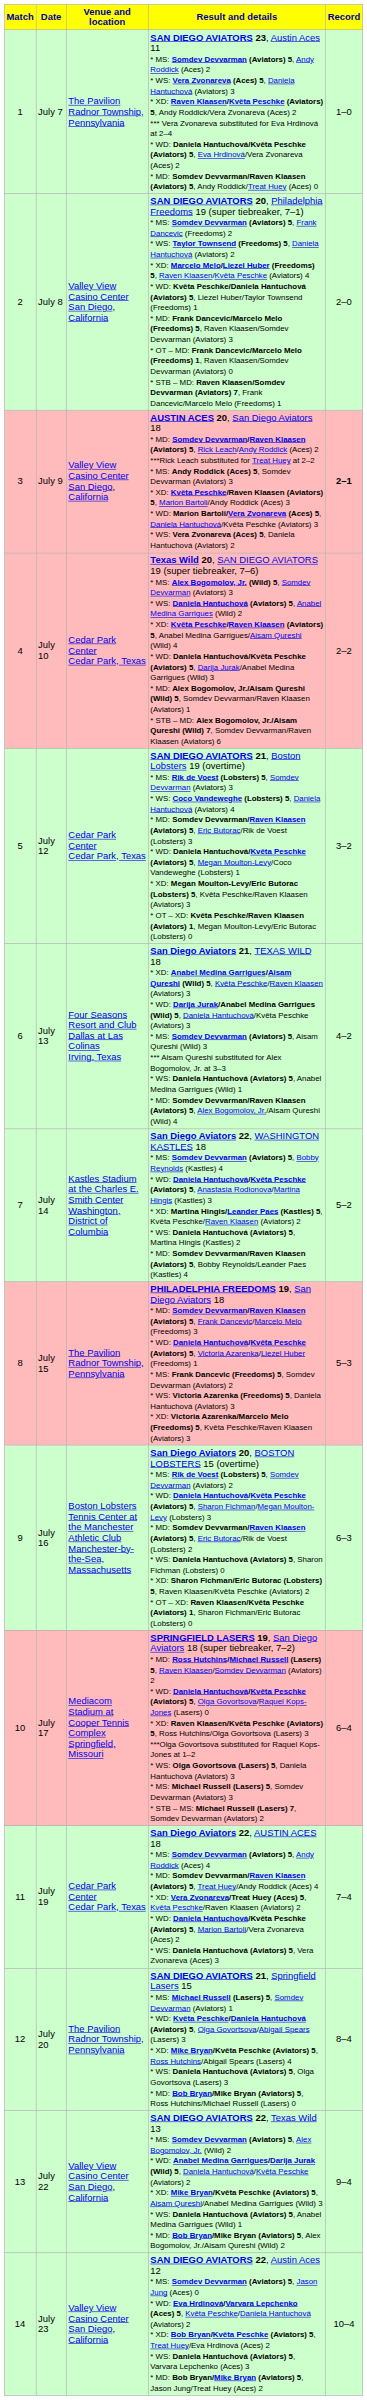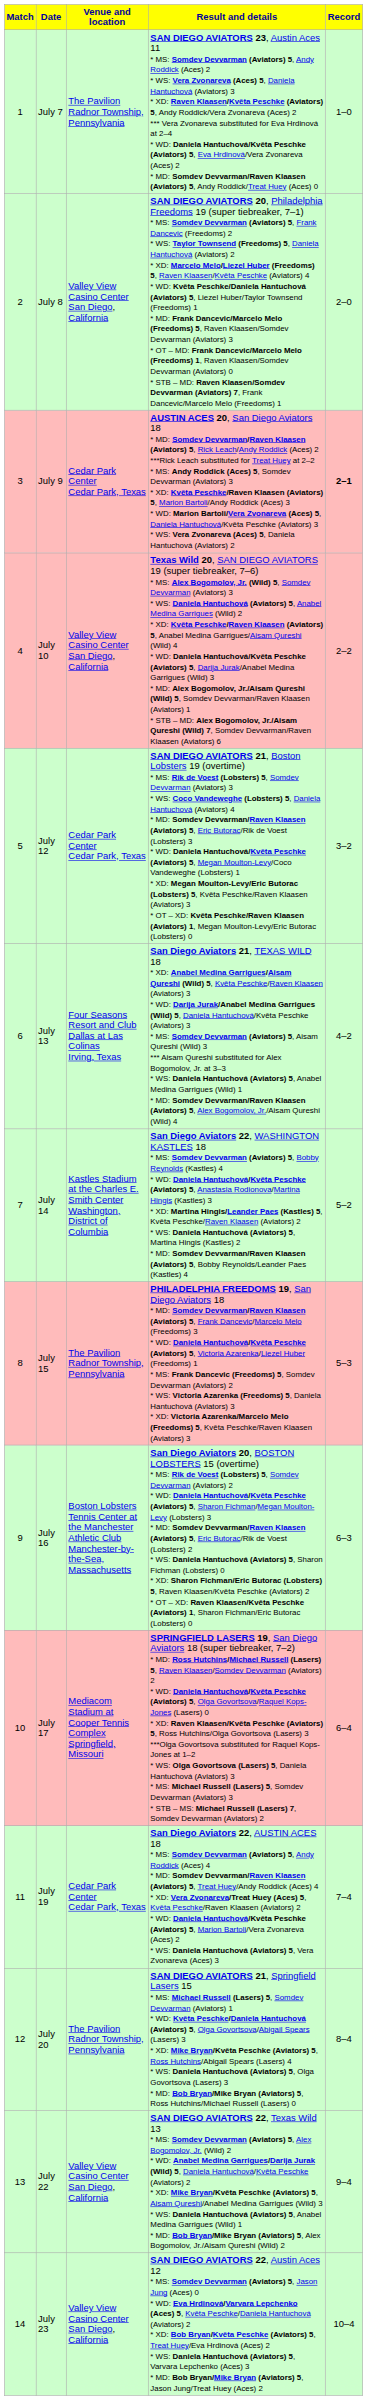(99, 481) Valley View Casino Center San Diego, California -> (107, 481) Cedar Park Center Cedar Park, Texas
(107, 650) Cedar Park Center Cedar Park, Texas -> (99, 650) Valley View Casino Center San Diego, California
